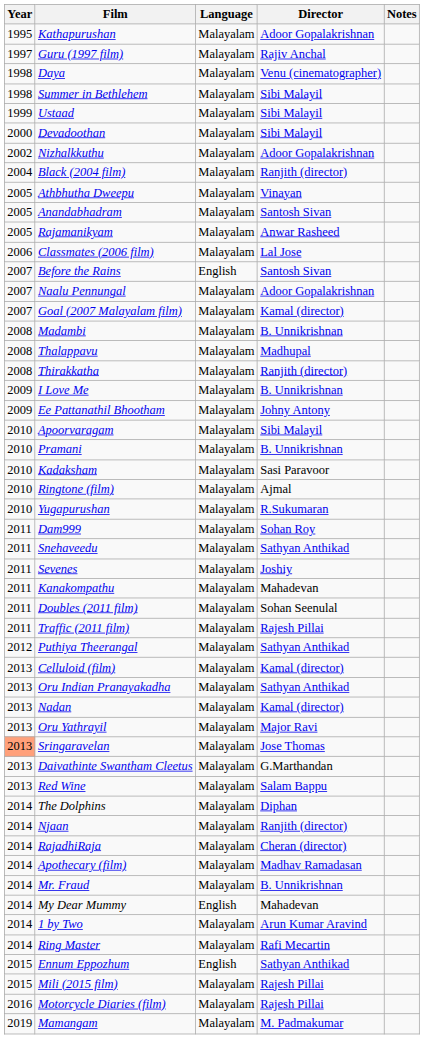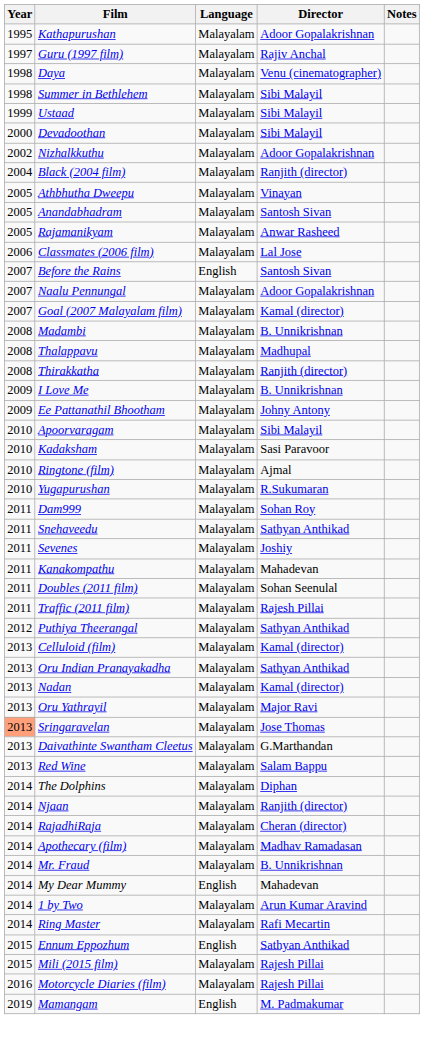- row: (60, 449)
(226, 1023) Malayalam -> (217, 1004) English
